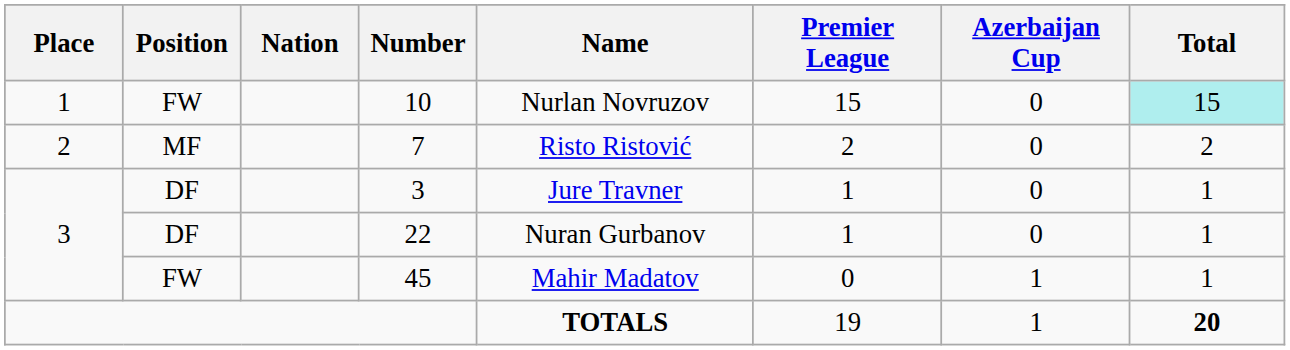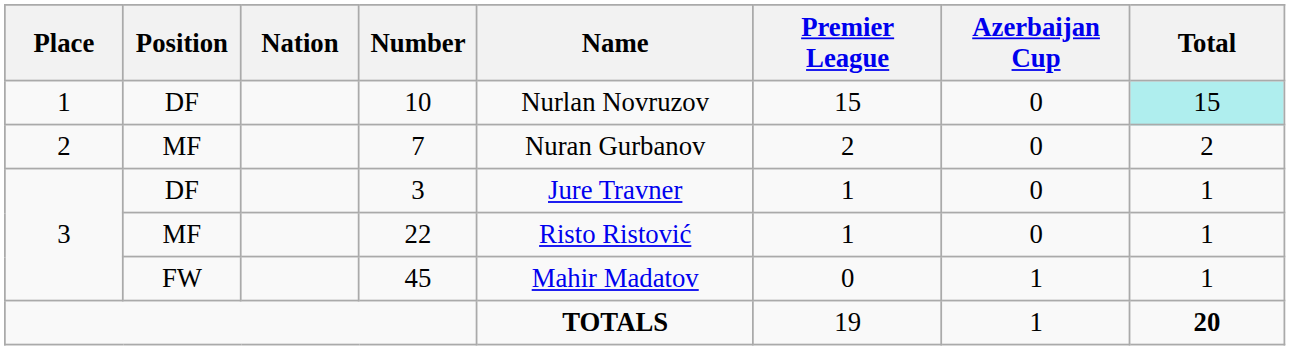(182, 102) FW -> (182, 102) DF
(615, 146) Risto Ristović -> (615, 146) Nuran Gurbanov
(182, 234) DF -> (182, 234) MF
(615, 234) Nuran Gurbanov -> (615, 234) Risto Ristović
